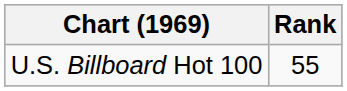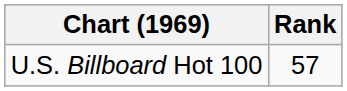(305, 65) 55 -> (305, 65) 57
